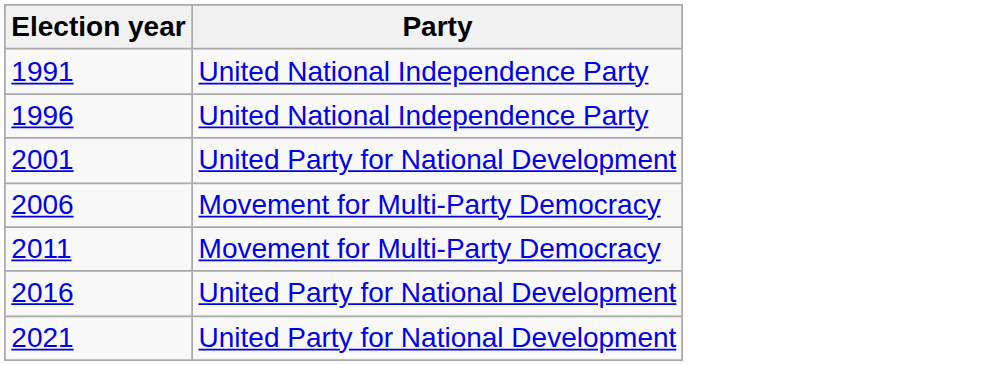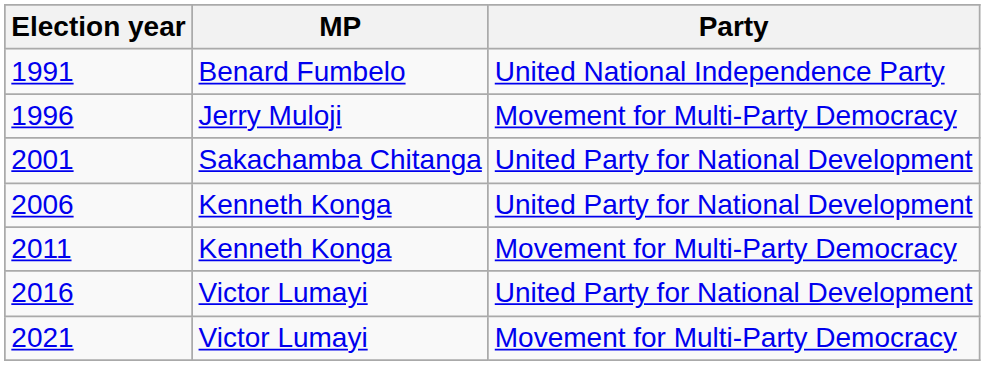+ column: (340, 26)
(423, 115) United National Independence Party -> (726, 115) Movement for Multi-Party Democracy
(430, 204) Movement for Multi-Party Democracy -> (734, 204) United Party for National Development
(437, 337) United Party for National Development -> (726, 337) Movement for Multi-Party Democracy
